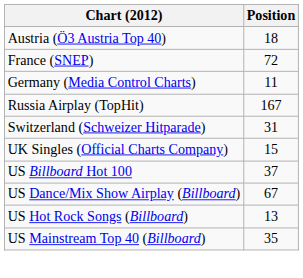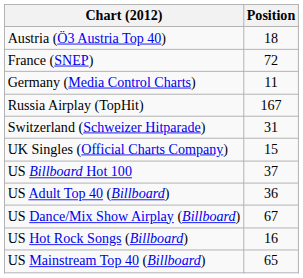+ row: (89, 194)
(271, 216) 13 -> (271, 238) 16
(271, 238) 35 -> (271, 261) 65
